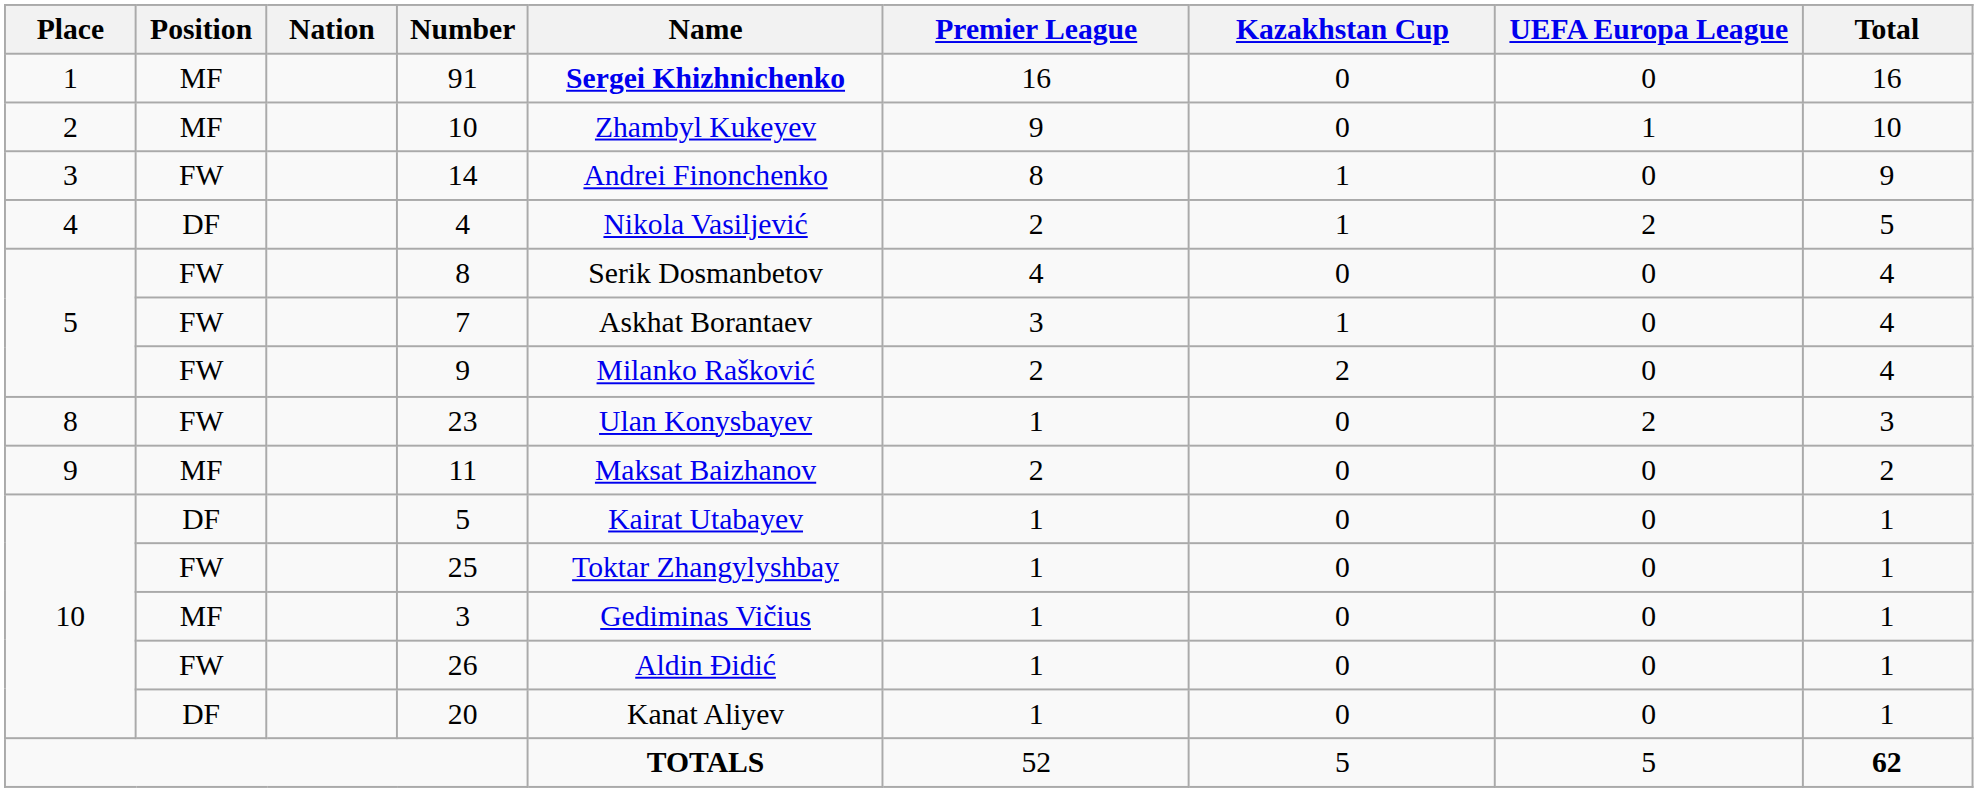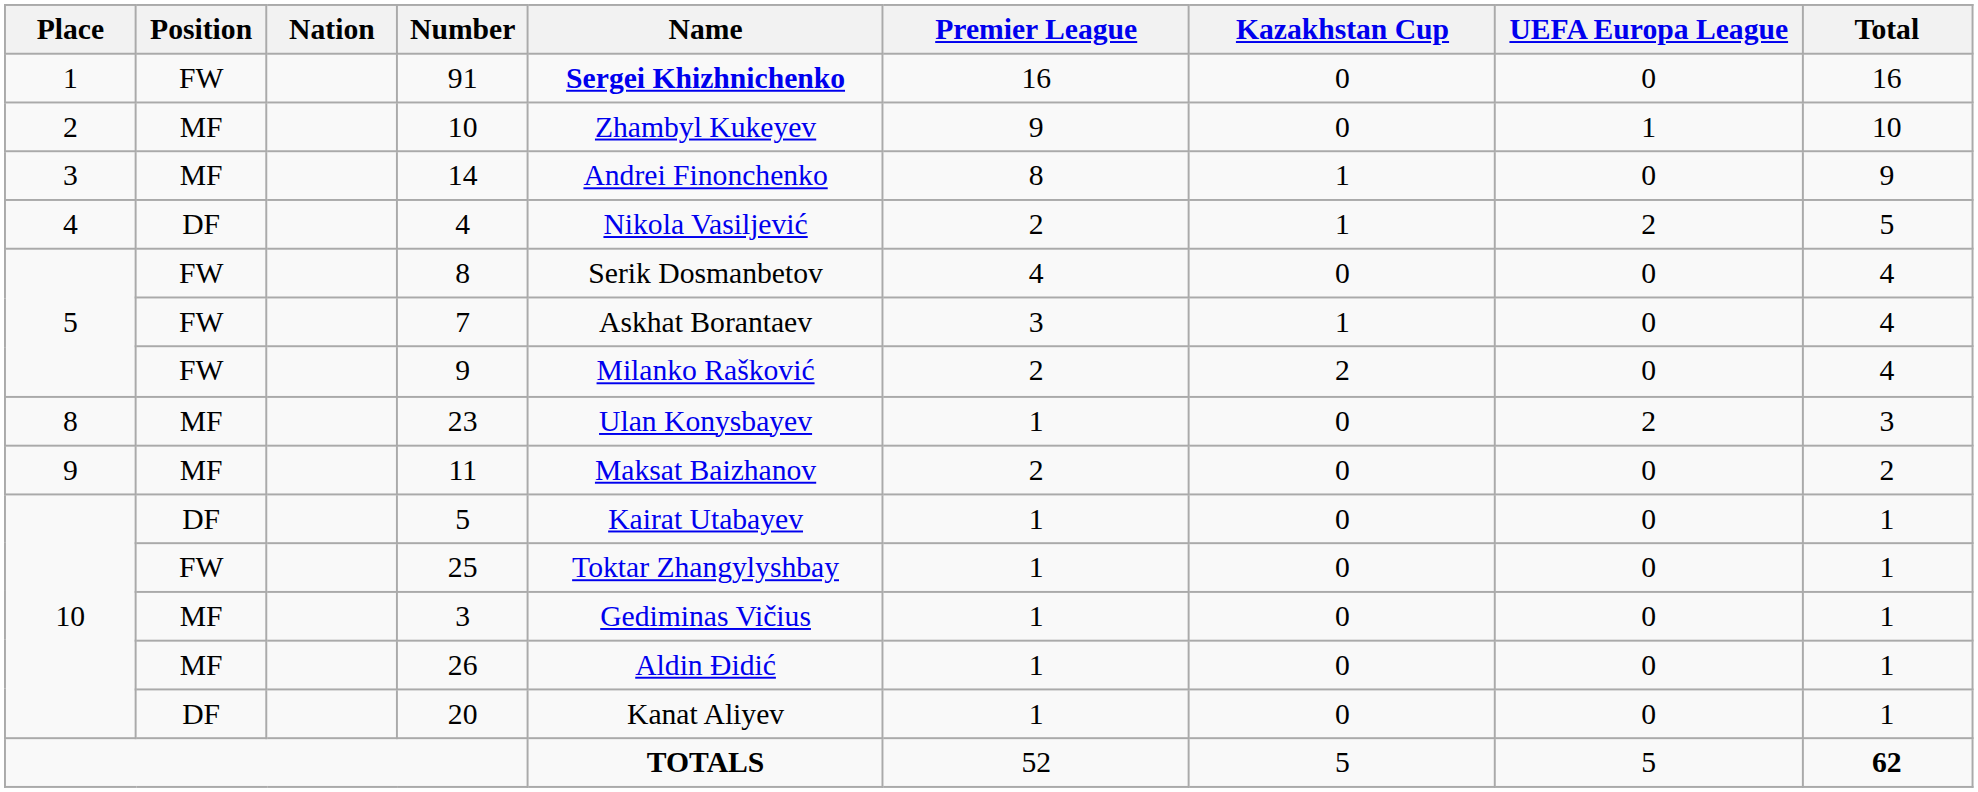(201, 77) MF -> (201, 77) FW
(201, 175) FW -> (201, 175) MF
(201, 420) FW -> (201, 420) MF
(201, 664) FW -> (201, 664) MF
